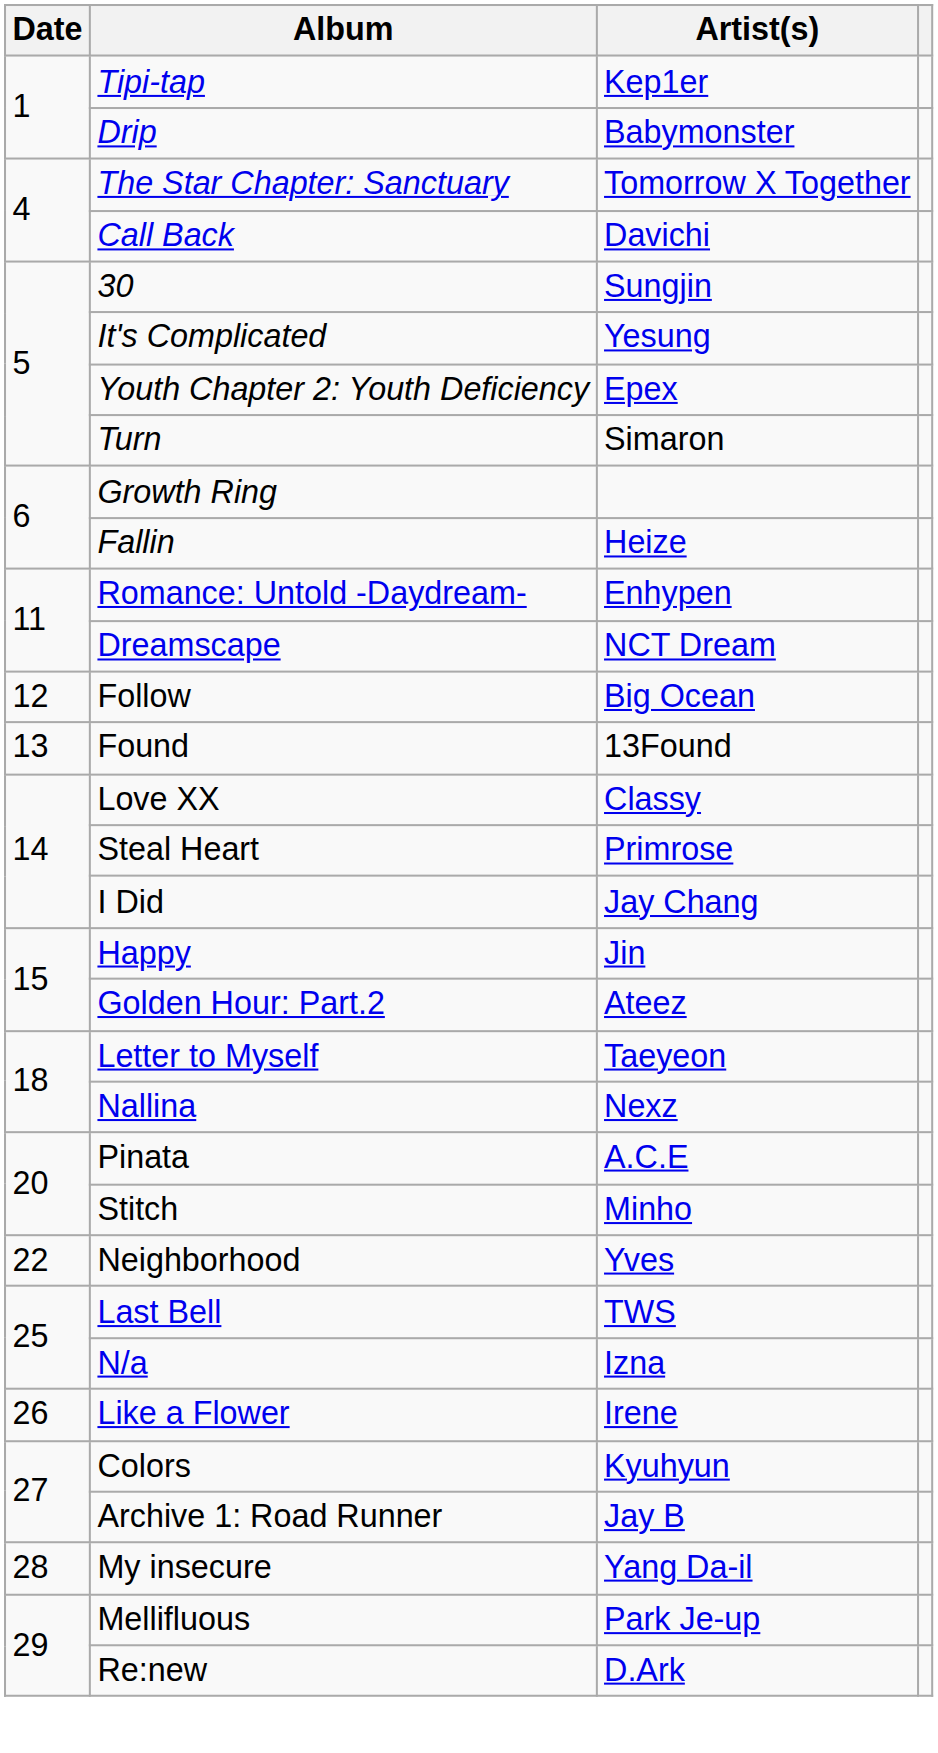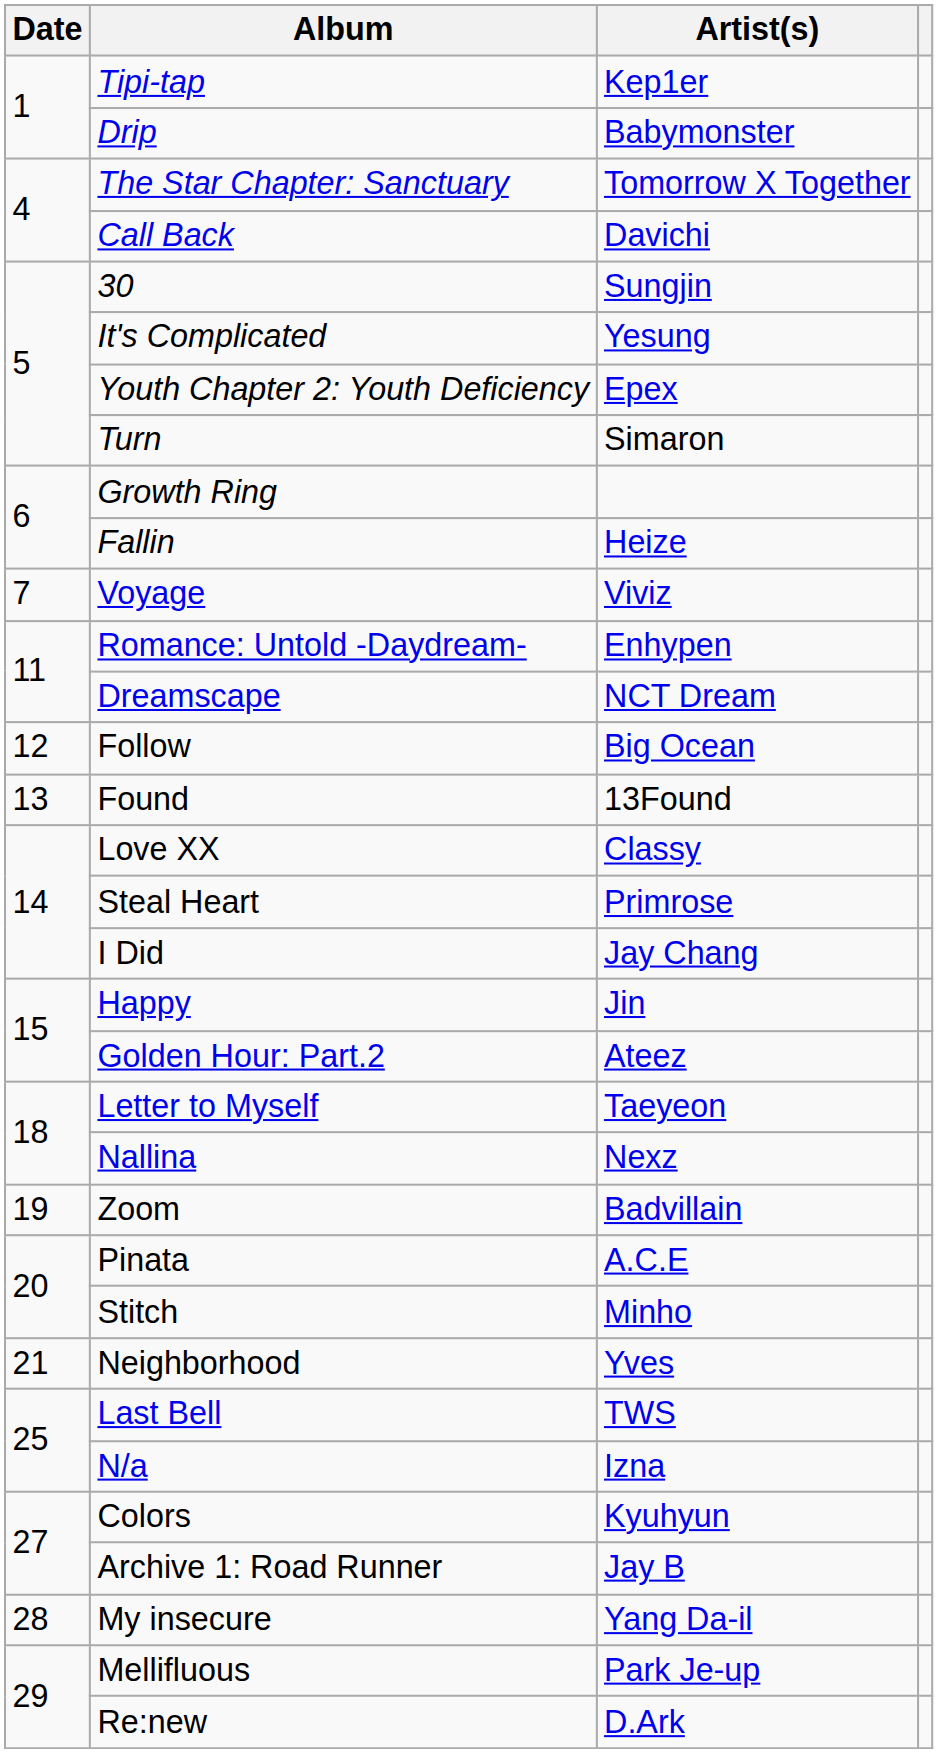+ row: (151, 593)
+ row: (139, 1209)
(30, 1260) 22 -> (30, 1362) 21
- row: (194, 1414)
